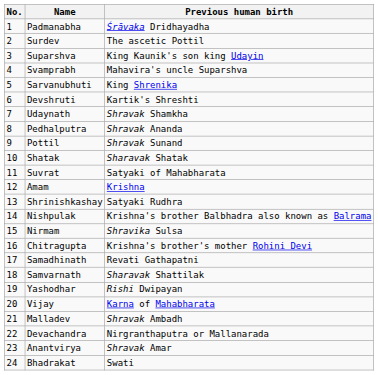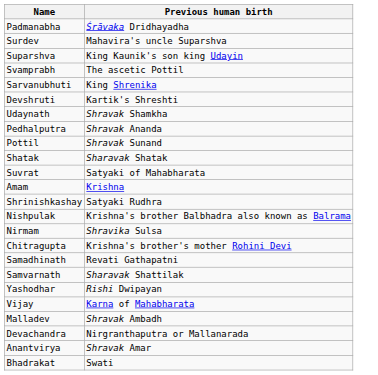- column: (15, 12)
(155, 41) The ascetic Pottil -> (157, 41) Mahavira's uncle Suparshva
(177, 70) Mahavira's uncle Suparshva -> (135, 70) The ascetic Pottil
